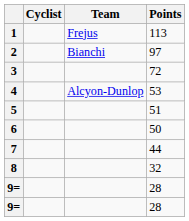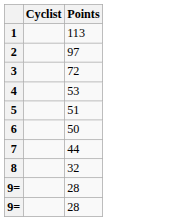- column: (105, 14)
